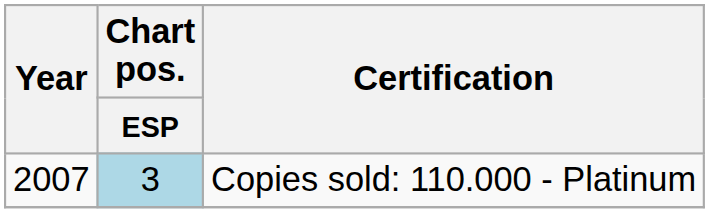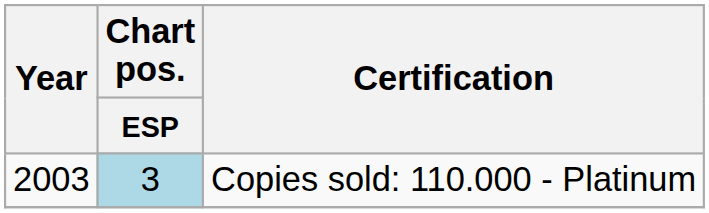(51, 179) 2007 -> (51, 179) 2003
